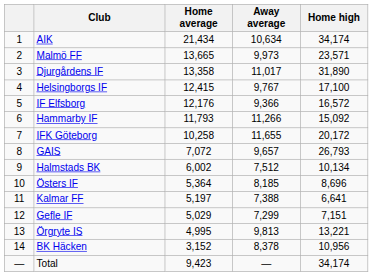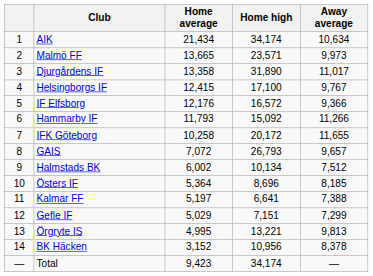columns swapped: (266, 18) <-> (334, 18)
